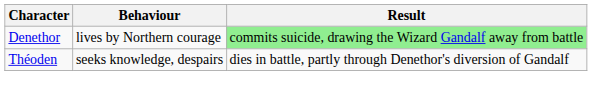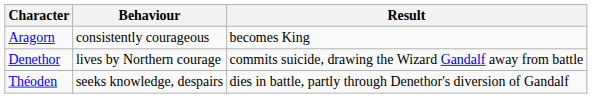+ row: (32, 37)
(406, 37) lightgreen background -> (406, 59) no background
